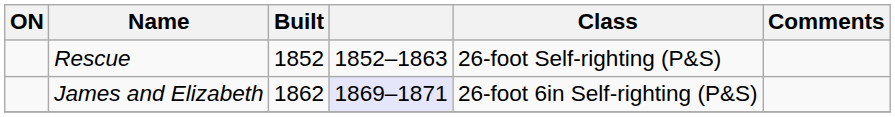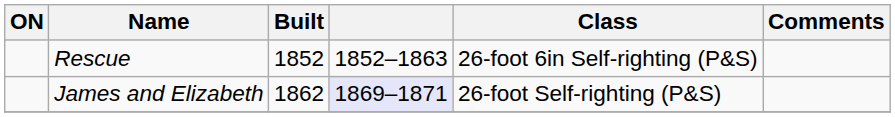(590, 58) 26-foot Self-righting (P&S) -> (608, 58) 26-foot 6in Self-righting (P&S)
(608, 93) 26-foot 6in Self-righting (P&S) -> (590, 93) 26-foot Self-righting (P&S)
